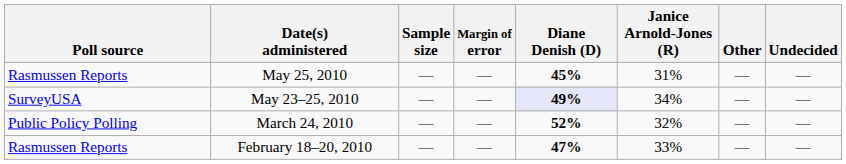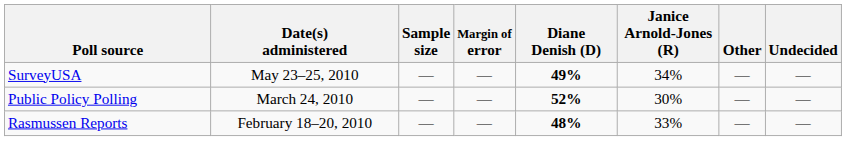- row: (305, 74)
(566, 98) lavender background -> (566, 74) no background
(668, 123) 32% -> (668, 98) 30%
(566, 147) 47% -> (566, 123) 48%
